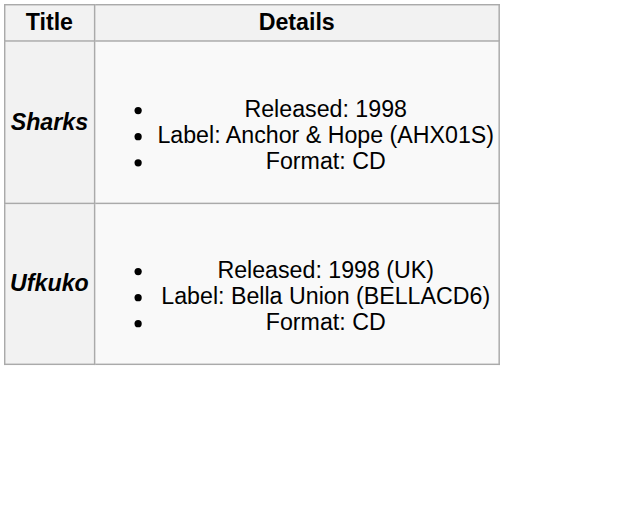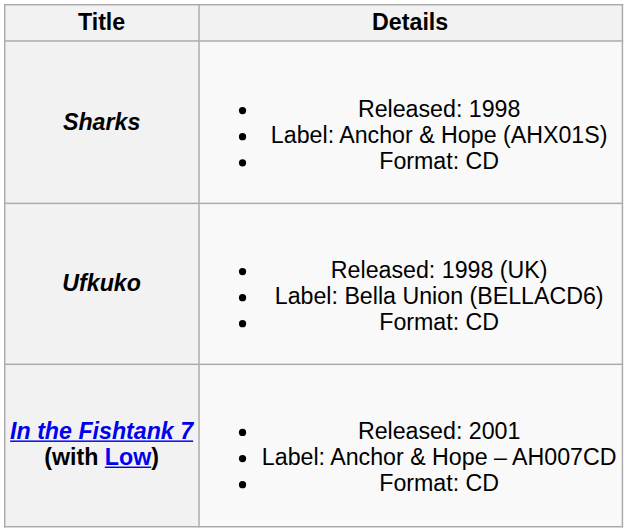+ row: (102, 445)
